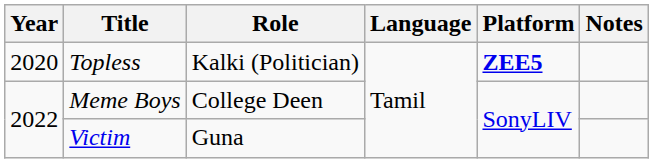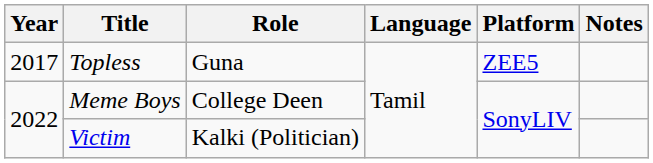(34, 61) 2020 -> (34, 61) 2017
(275, 61) Kalki (Politician) -> (218, 61) Guna
(512, 61) bold -> (510, 61) normal
(218, 137) Guna -> (275, 137) Kalki (Politician)
